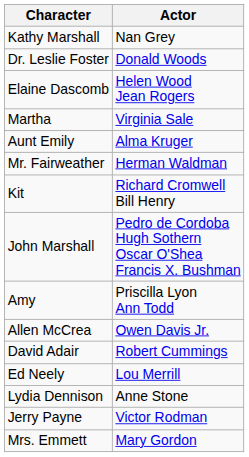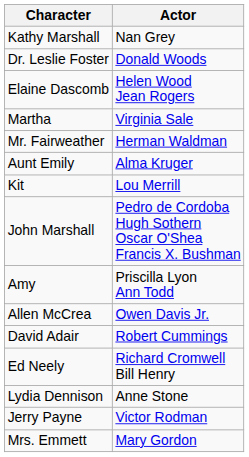rows swapped: (56, 163) <-> (41, 141)
(170, 193) Richard Cromwell Bill Henry -> (148, 185) Lou Merrill
(148, 374) Lou Merrill -> (170, 366) Richard Cromwell Bill Henry
